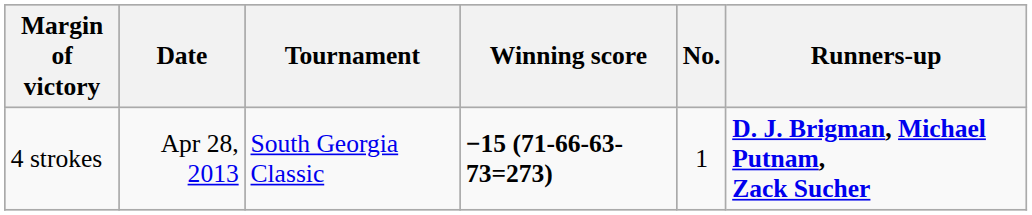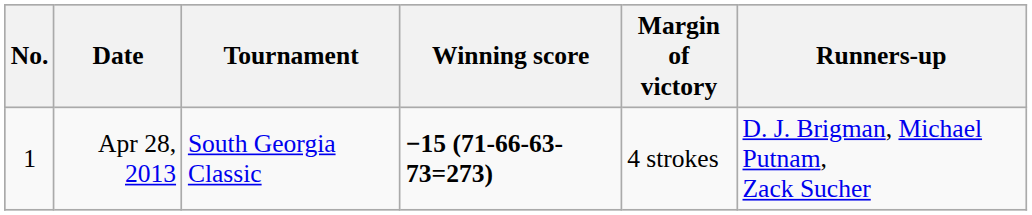columns swapped: (702, 55) <-> (62, 55)
(859, 158) bold -> (862, 158) normal
